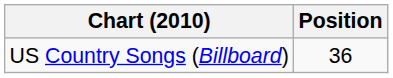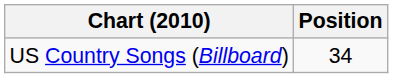(341, 55) 36 -> (341, 55) 34
